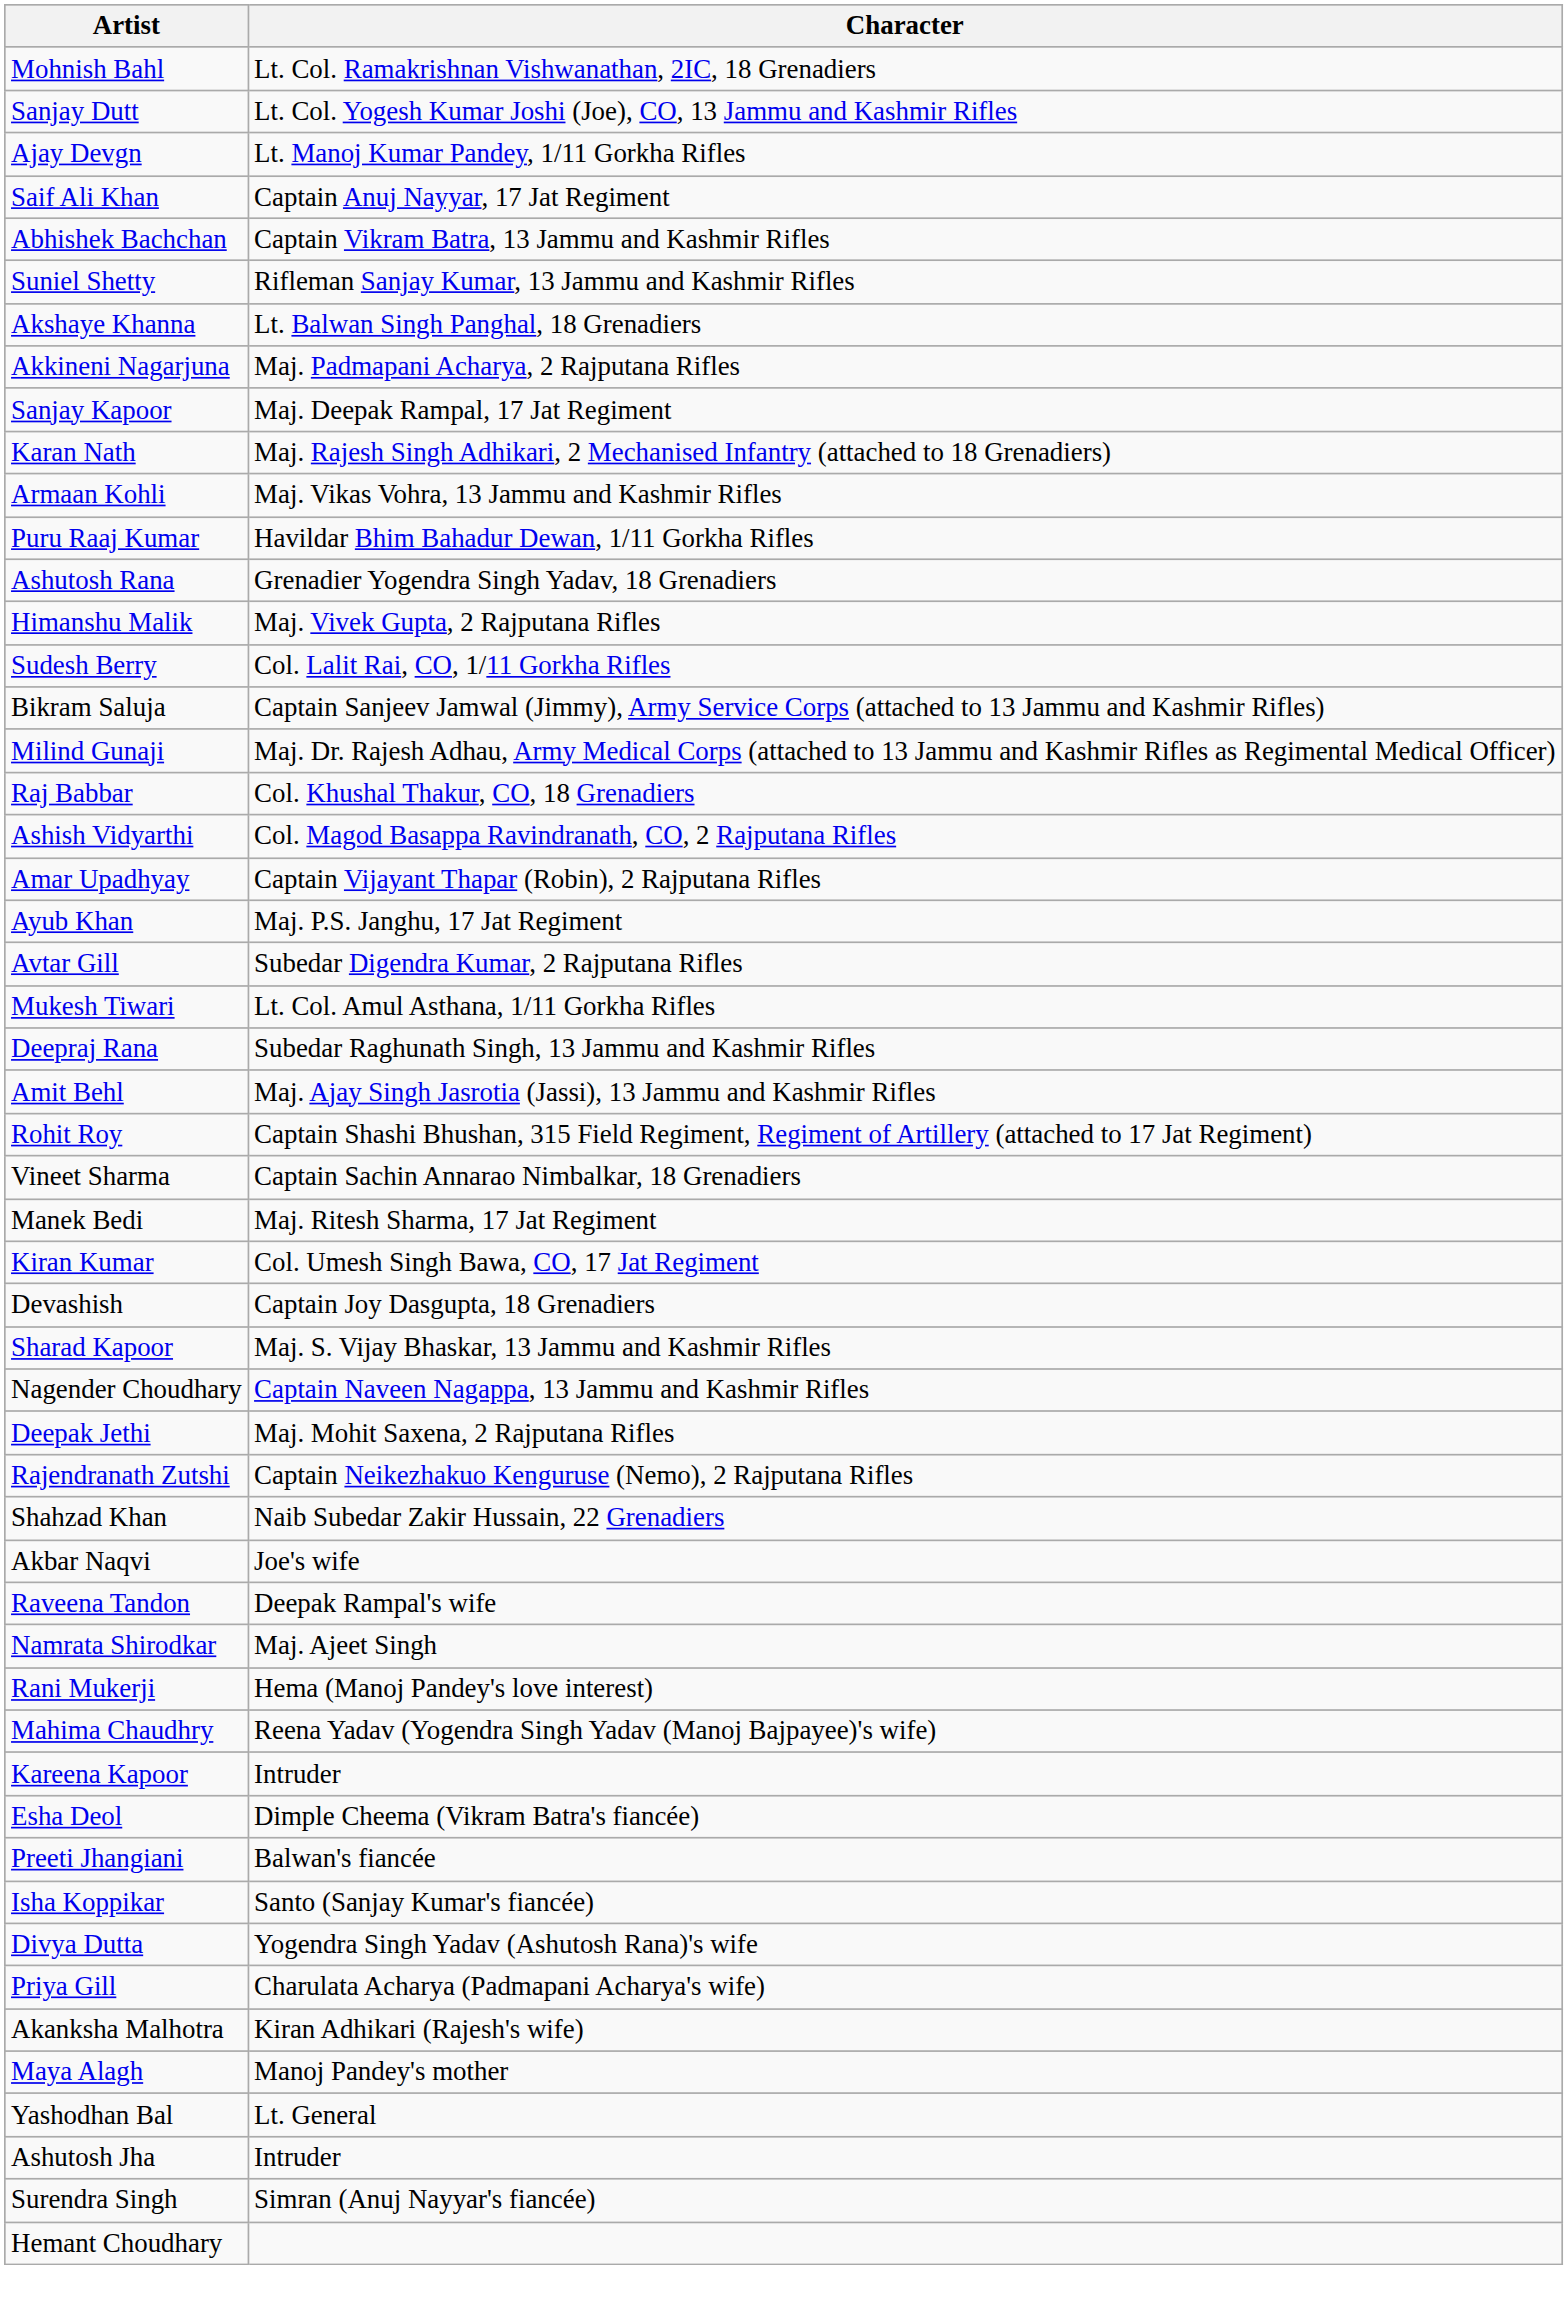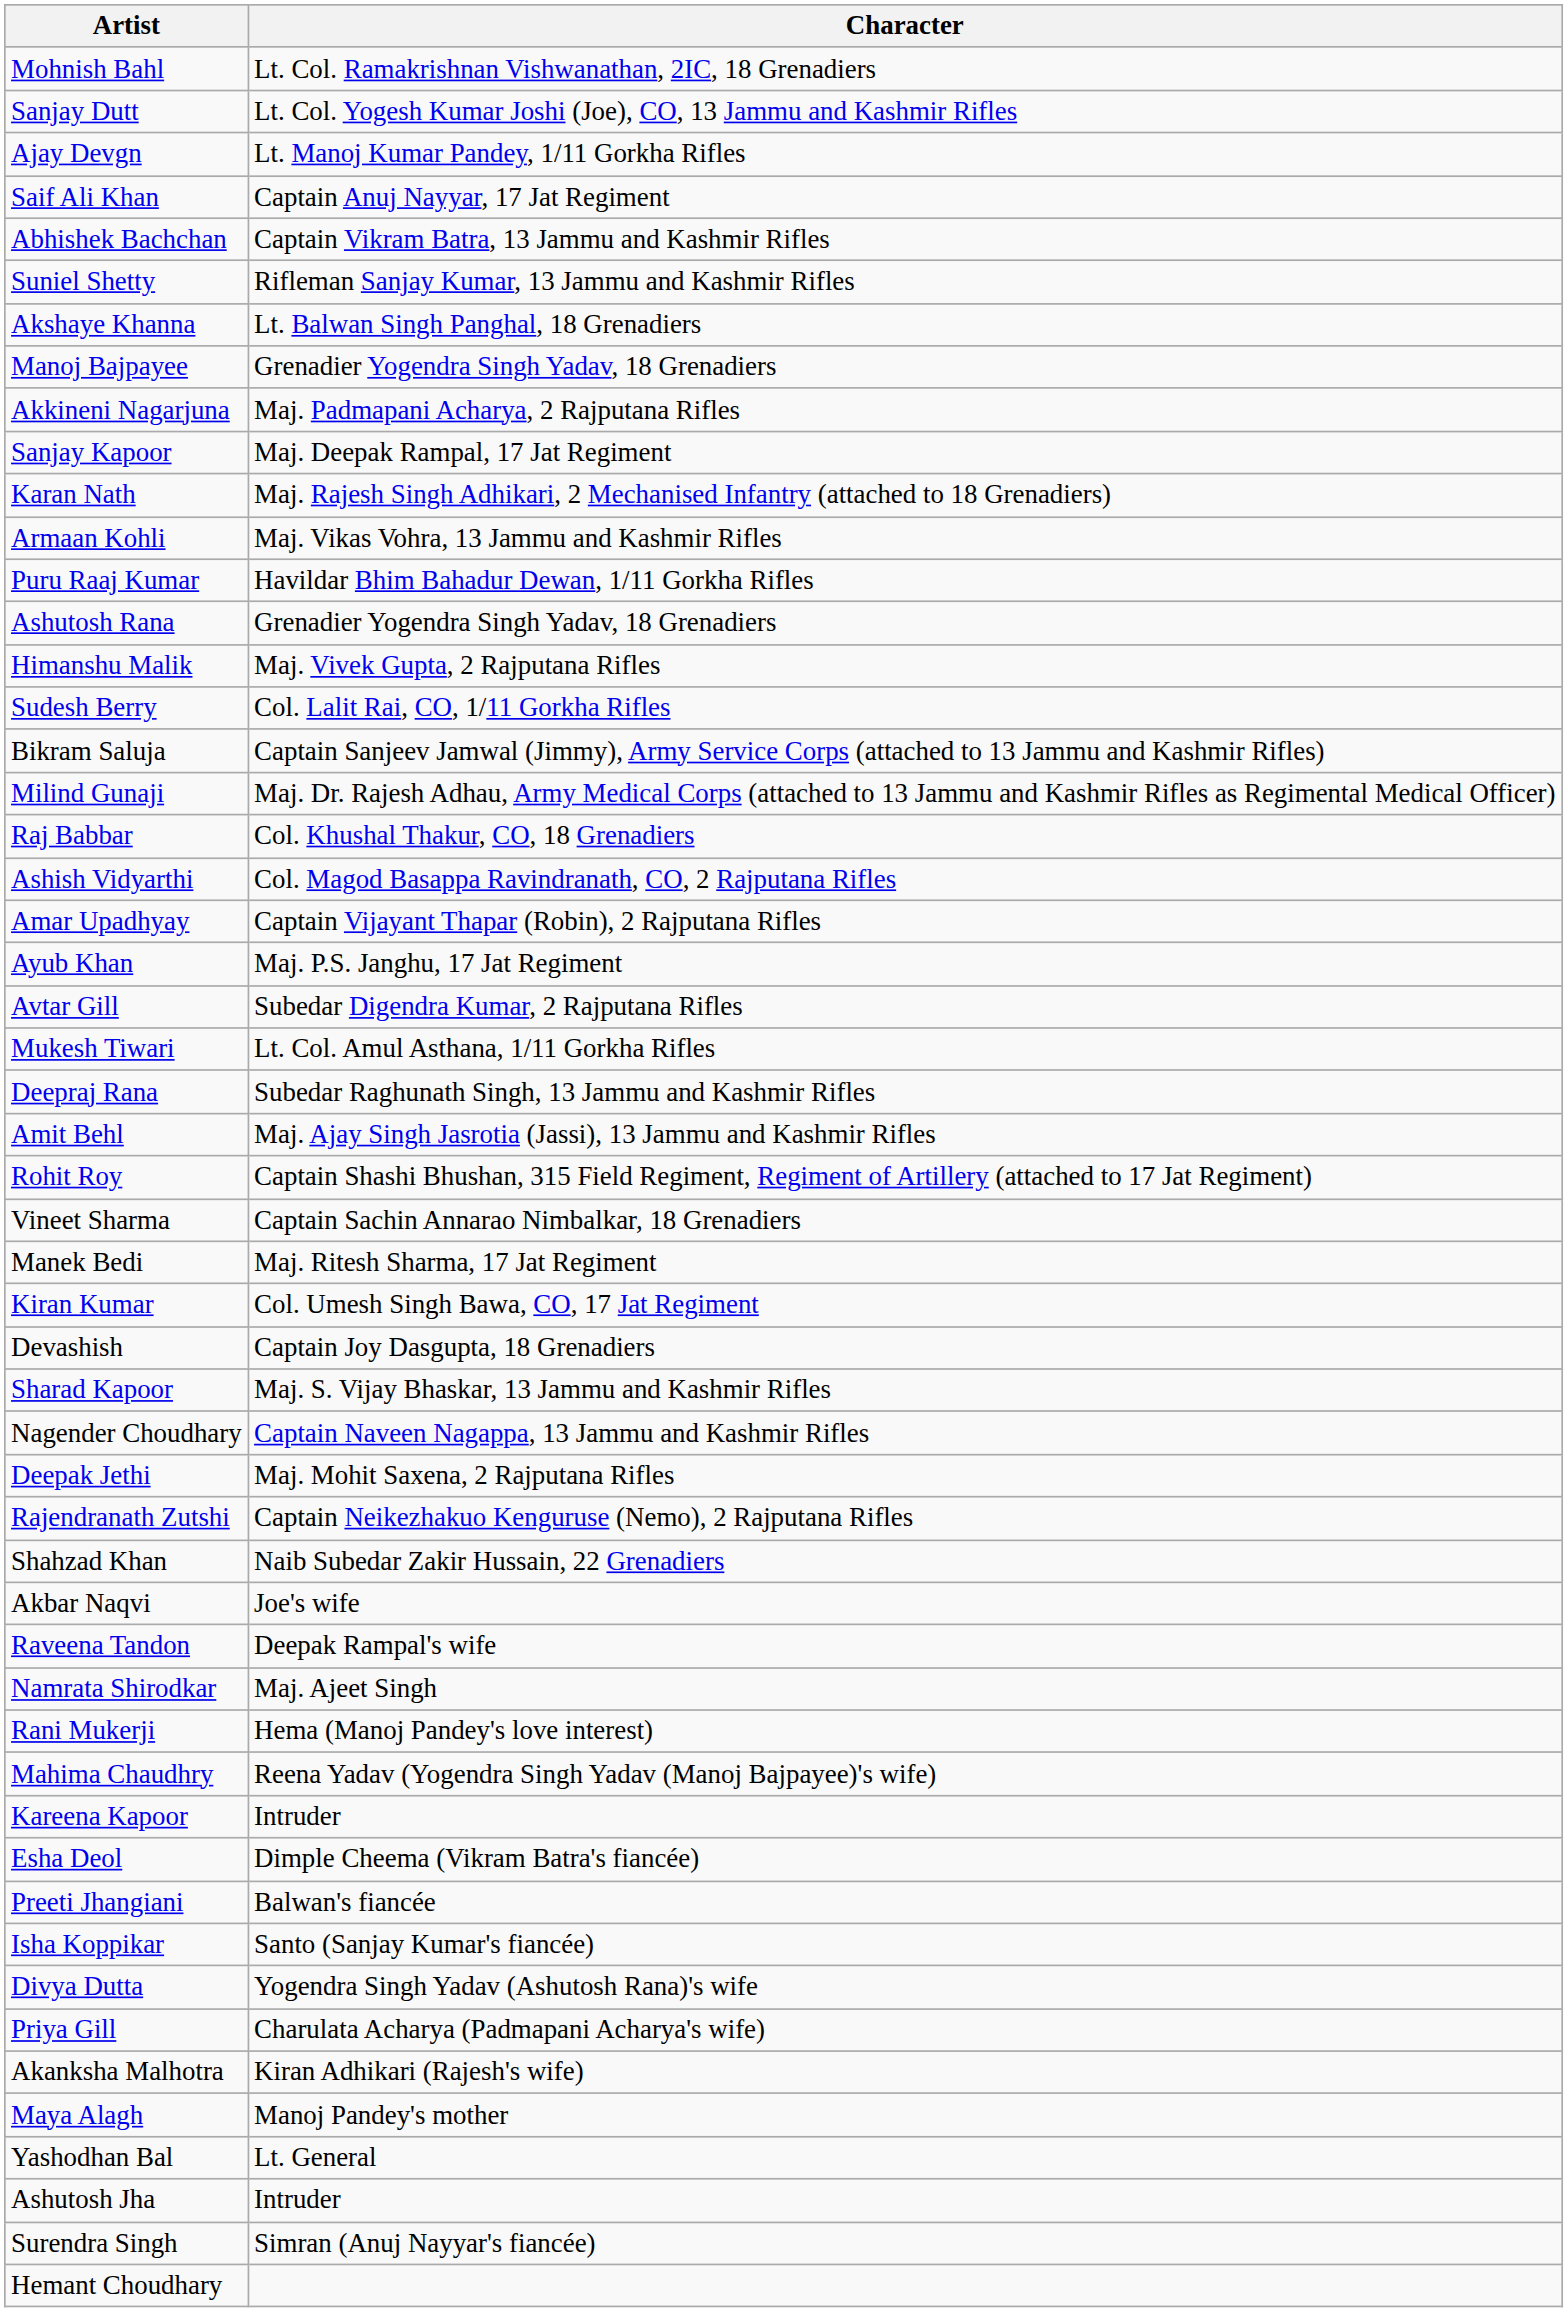+ row: (99, 366)
